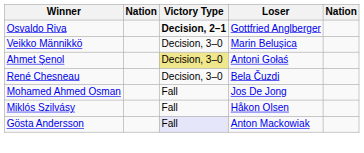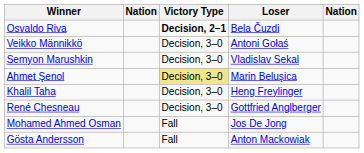(276, 28) Gottfried Anglberger -> (255, 28) Bela Čuzdi
(264, 44) Marin Beluşica -> (260, 44) Antoni Gołaś
+ row: (50, 60)
(260, 60) Antoni Gołaś -> (264, 76) Marin Beluşica
+ row: (31, 92)
(255, 76) Bela Čuzdi -> (276, 108) Gottfried Anglberger
- row: (41, 108)
(170, 124) lavender background -> (170, 140) no background
